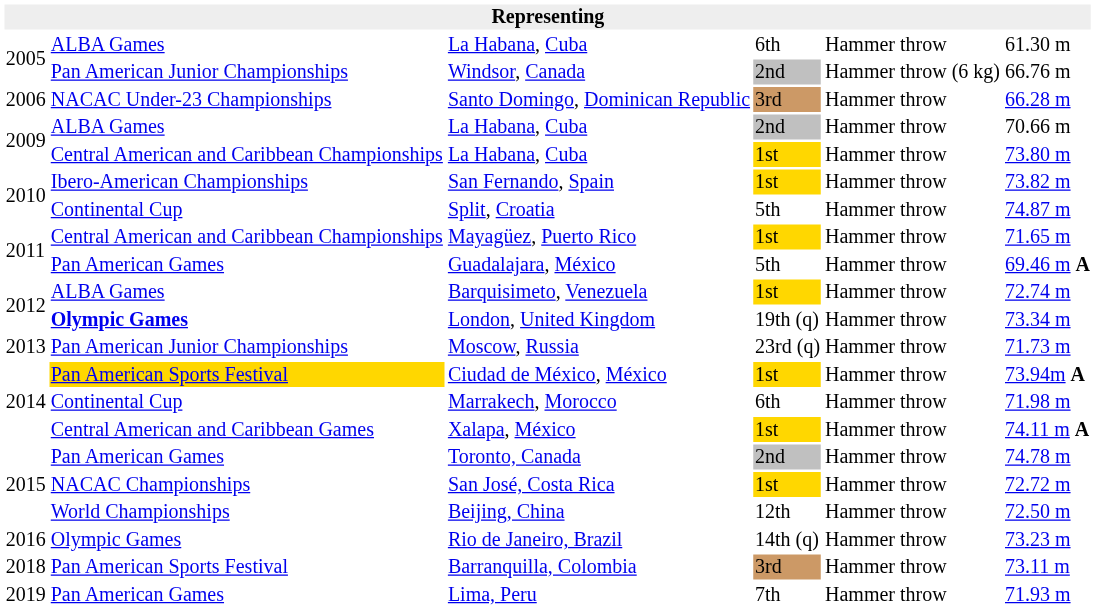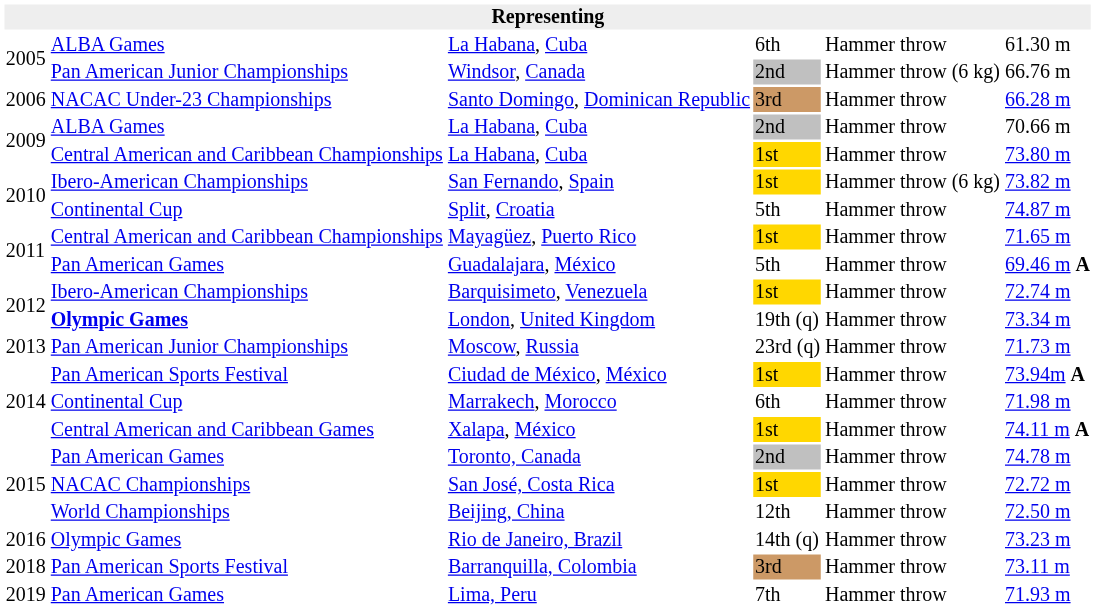(886, 181) Hammer throw -> (913, 181) Hammer throw (6 kg)
(108, 291) ALBA Games -> (179, 291) Ibero-American Championships
(169, 374) gold background -> (169, 374) no background
